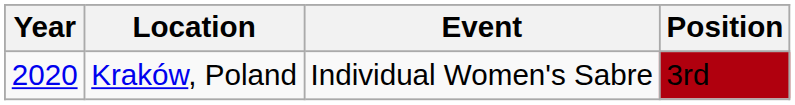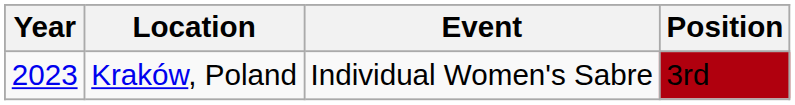(45, 74) 2020 -> (45, 74) 2023
